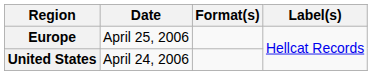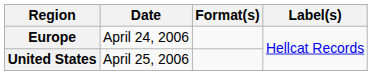(146, 37) April 25, 2006 -> (146, 37) April 24, 2006
(146, 59) April 24, 2006 -> (146, 59) April 25, 2006
